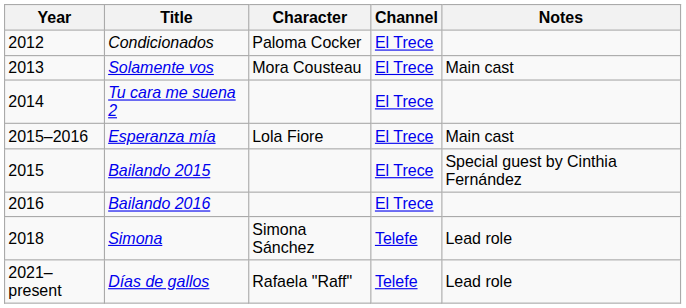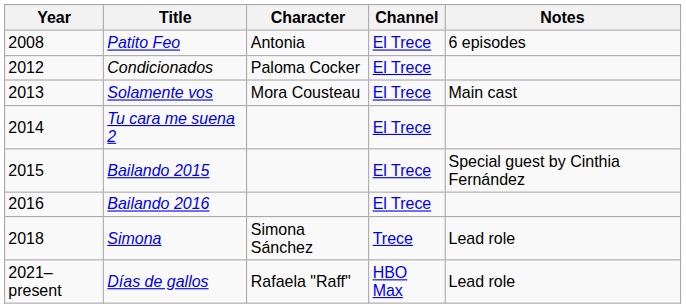+ row: (144, 43)
- row: (162, 136)
(396, 239) Telefe -> (393, 239) Trece
(396, 282) Telefe -> (390, 282) HBO Max
